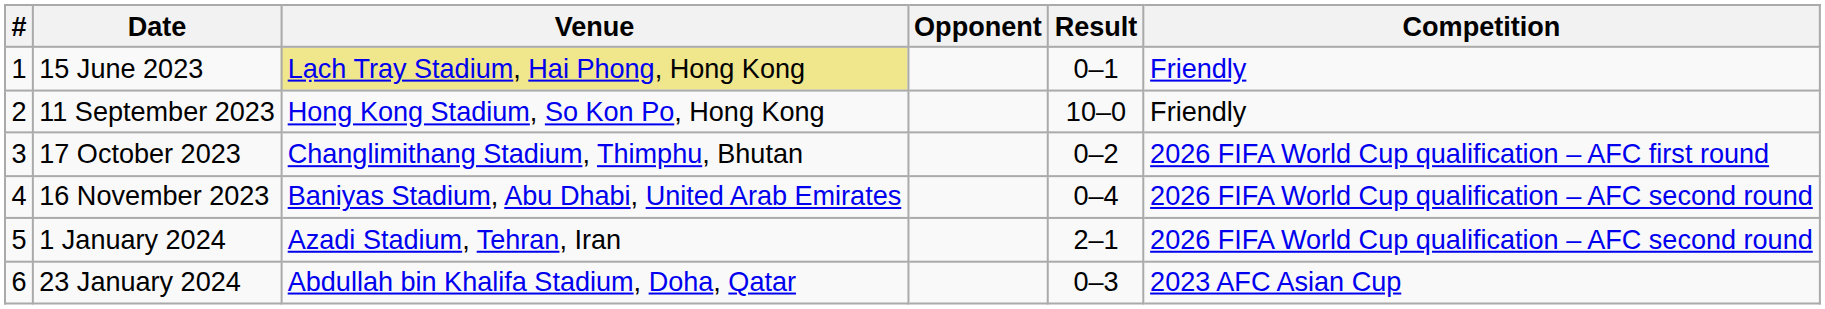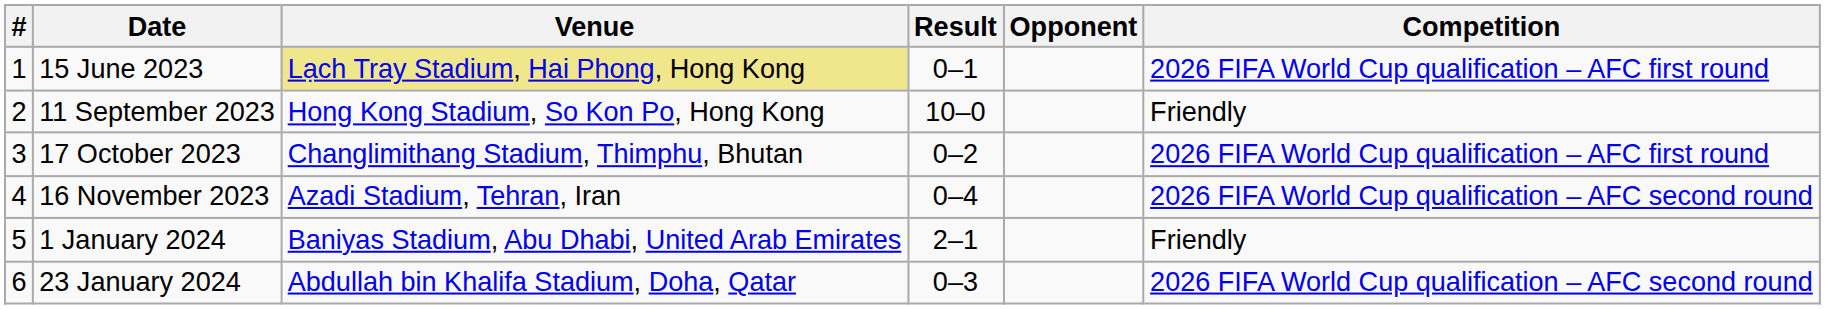columns swapped: (978, 26) <-> (1096, 26)
(1198, 69) Friendly -> (1460, 69) 2026 FIFA World Cup qualification – AFC first round
(594, 197) Baniyas Stadium, Abu Dhabi, United Arab Emirates -> (454, 197) Azadi Stadium, Tehran, Iran
(454, 239) Azadi Stadium, Tehran, Iran -> (594, 239) Baniyas Stadium, Abu Dhabi, United Arab Emirates
(1481, 239) 2026 FIFA World Cup qualification – AFC second round -> (1198, 239) Friendly
(1276, 282) 2023 AFC Asian Cup -> (1481, 282) 2026 FIFA World Cup qualification – AFC second round
